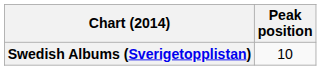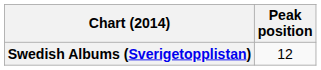(285, 53) 10 -> (285, 53) 12
